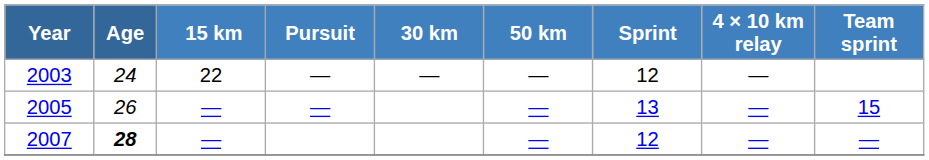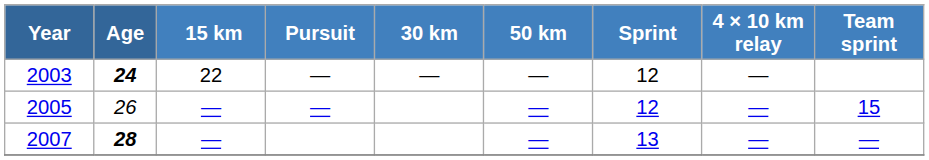(125, 75) normal -> (125, 75) bold
(648, 107) 13 -> (648, 107) 12
(648, 139) 12 -> (648, 139) 13
